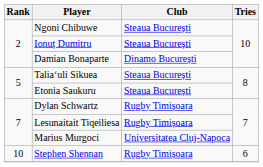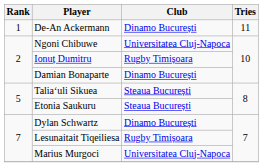+ row: (72, 28)
(158, 28) Steaua București -> (177, 43) Universitatea Cluj-Napoca
(158, 43) Steaua București -> (158, 59) Rugby Timișoara
(158, 106) Rugby Timișoara -> (160, 122) Dinamo București
- row: (69, 153)
